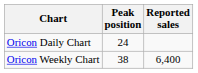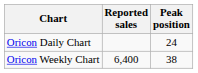columns swapped: (123, 19) <-> (168, 19)
